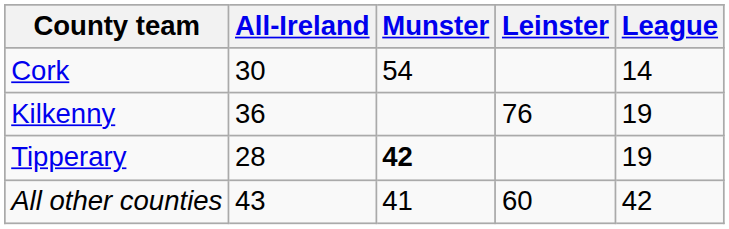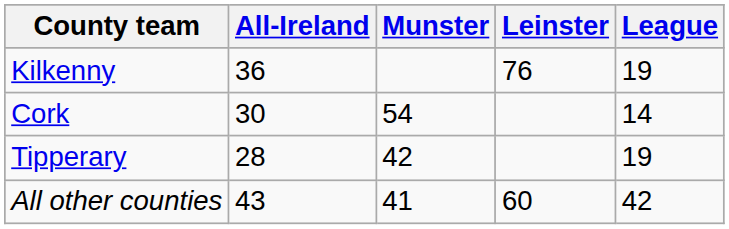rows swapped: (63, 113) <-> (40, 69)
(398, 157) bold -> (398, 157) normal
